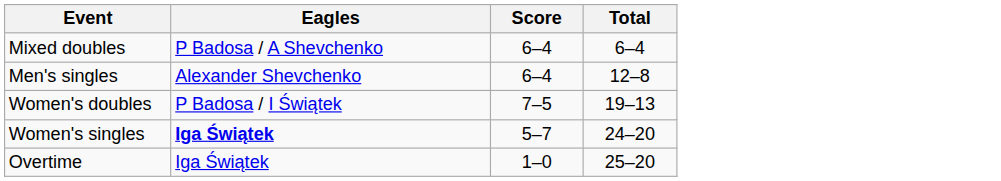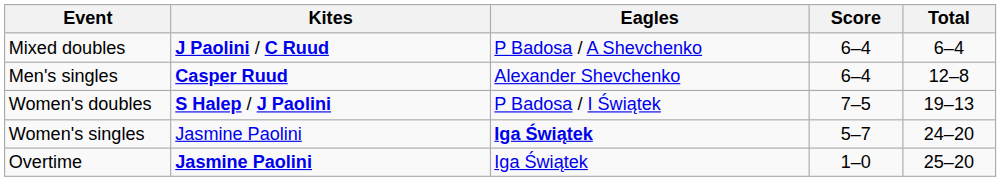+ column: (331, 18)
